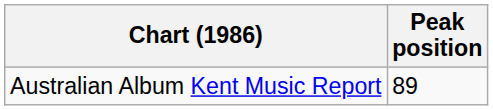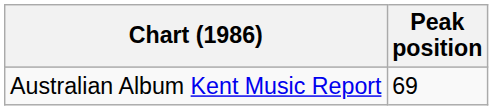(405, 85) 89 -> (405, 85) 69
